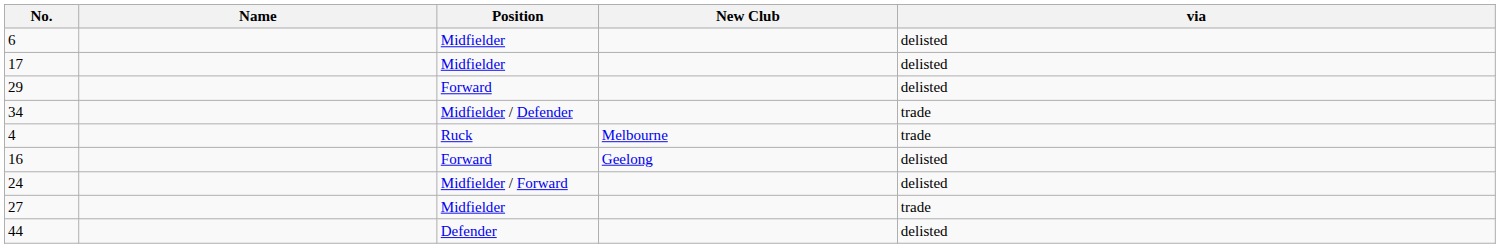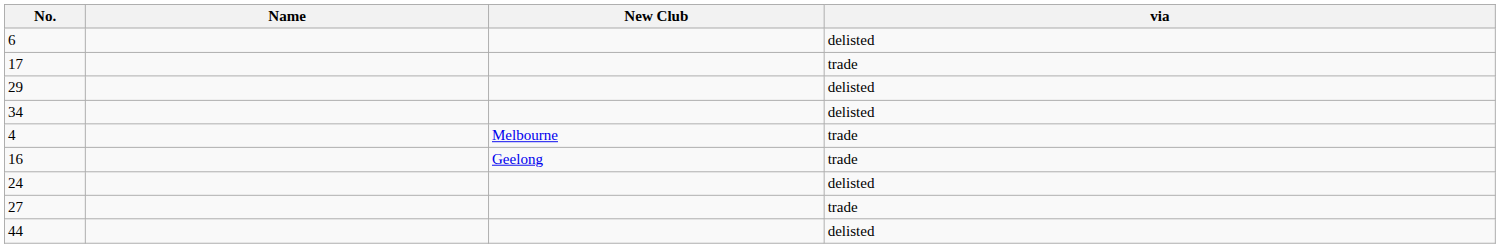- column: (518, 16)
(924, 64) delisted -> (843, 64) trade
(916, 111) trade -> (851, 111) delisted
(924, 159) delisted -> (843, 159) trade
